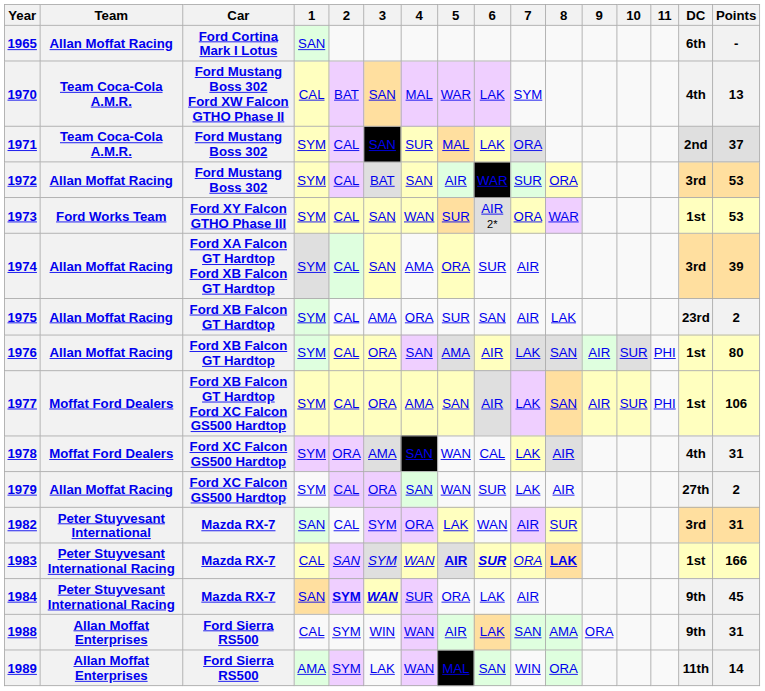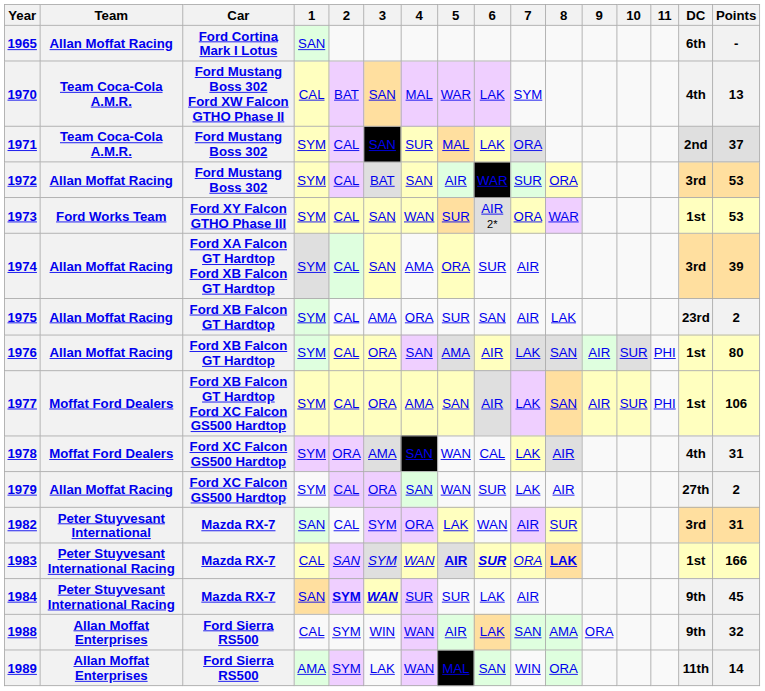(456, 597) ORA -> (456, 597) SUR
(736, 632) 31 -> (736, 632) 32
